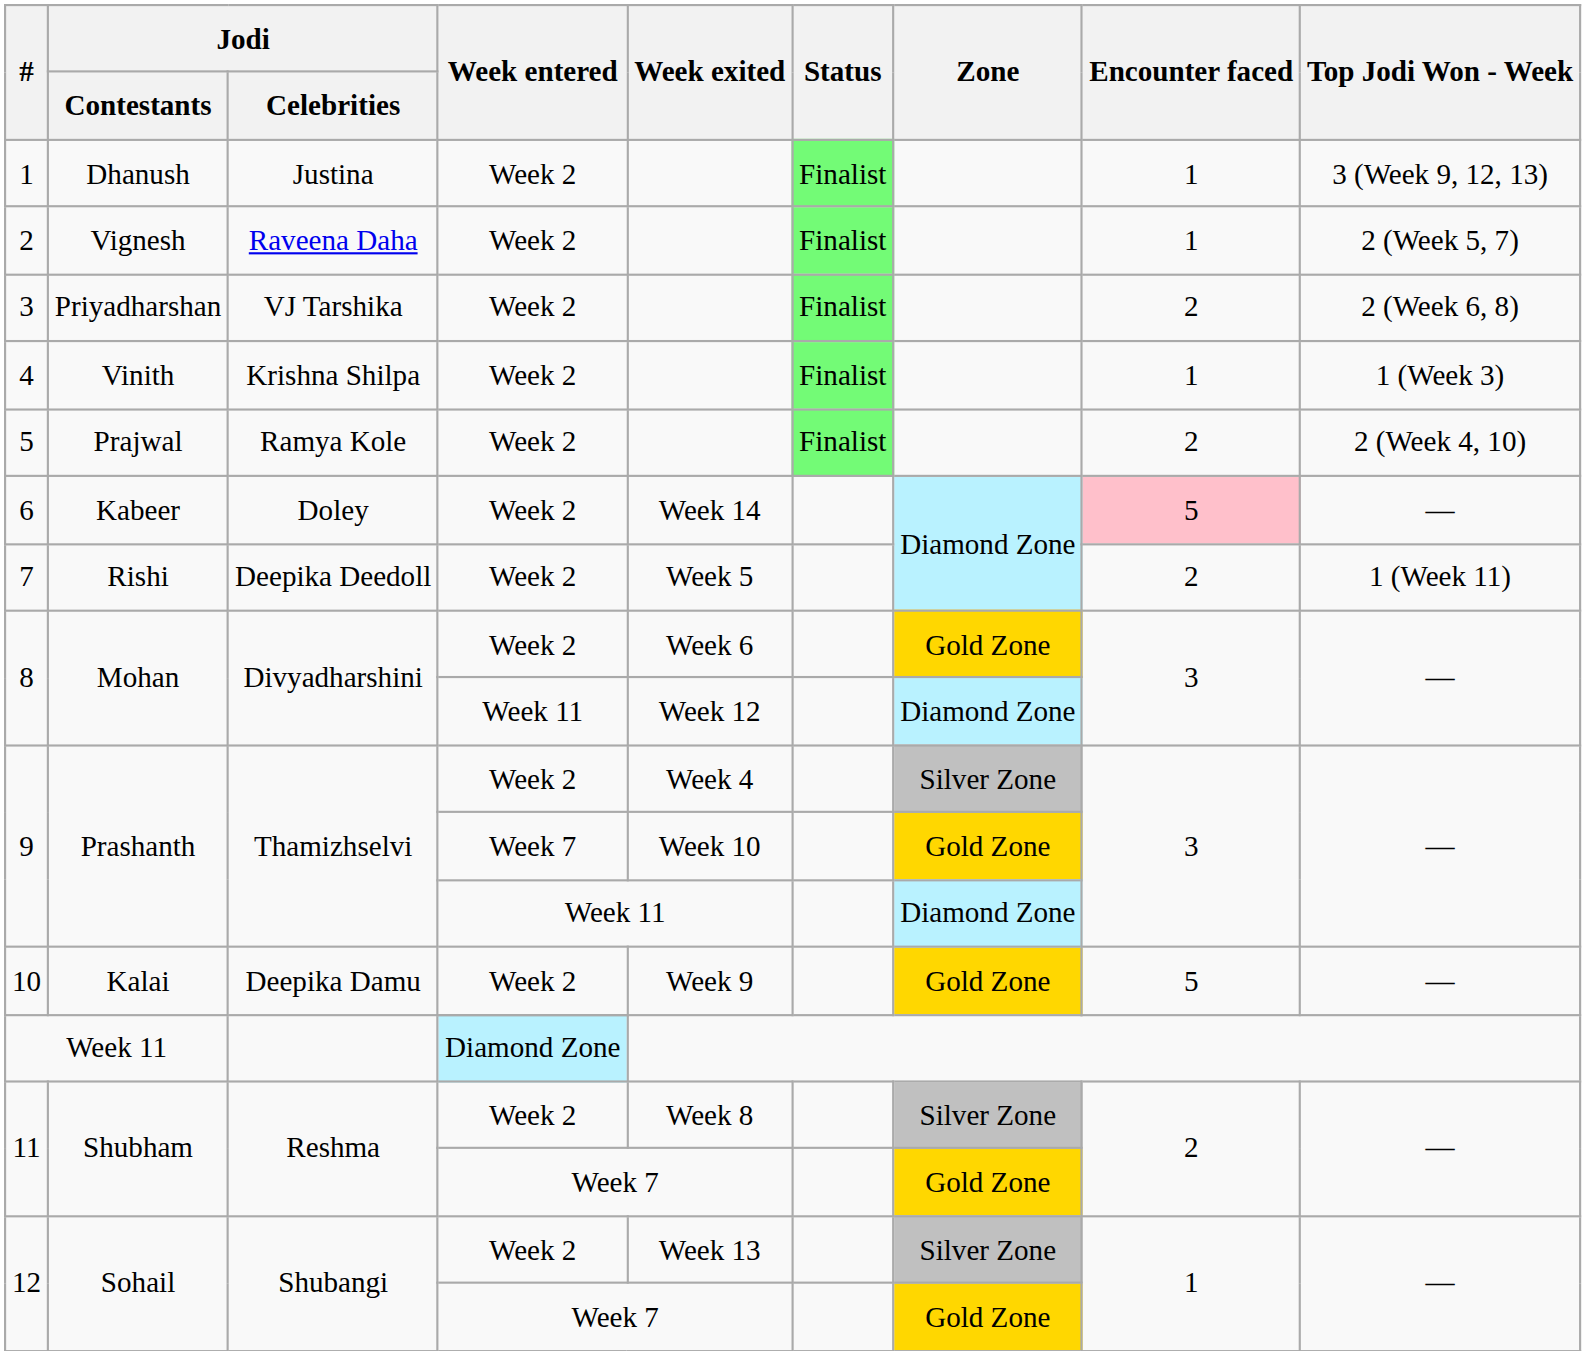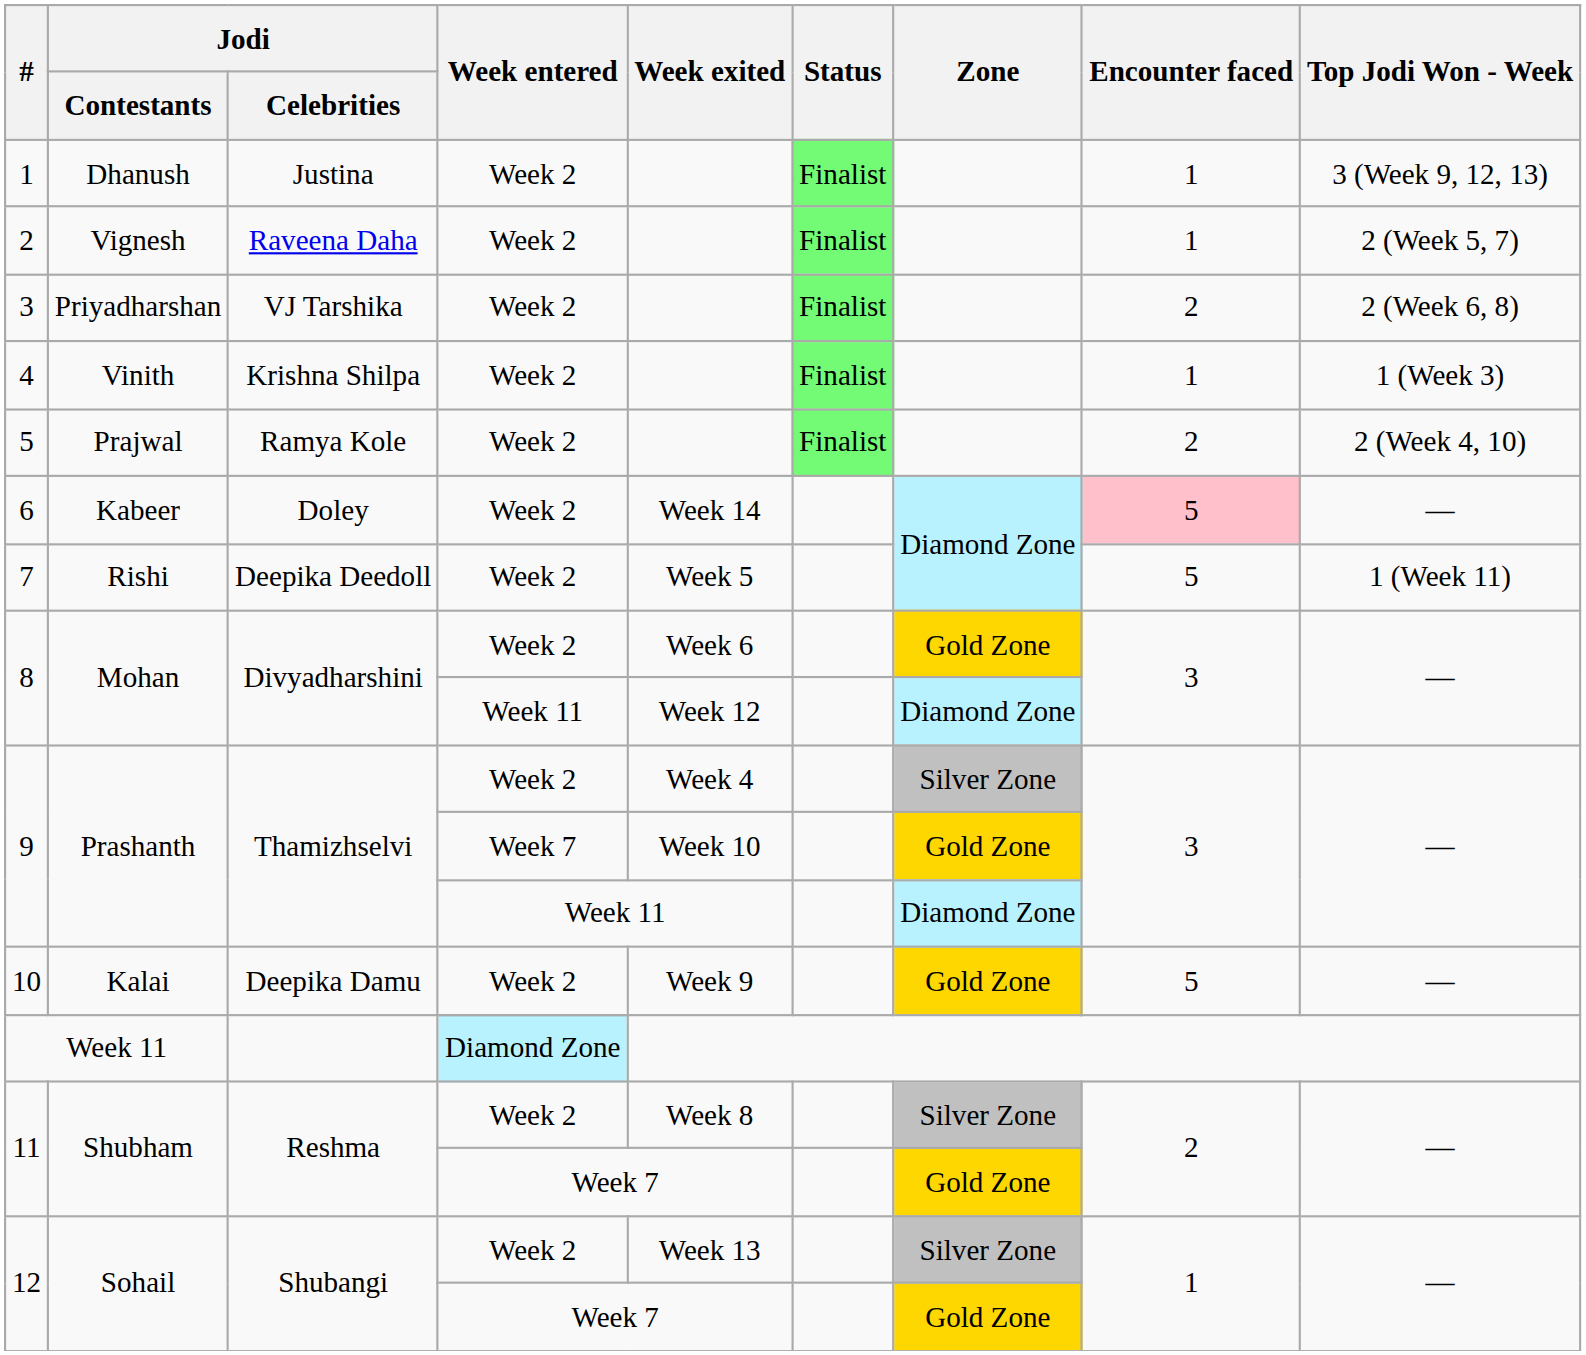(1191, 577) 2 -> (1191, 577) 5
